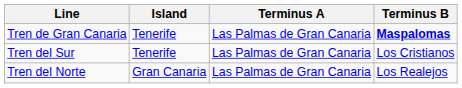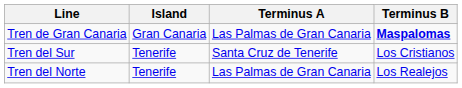(154, 33) Tenerife -> (169, 33) Gran Canaria
(291, 53) Las Palmas de Gran Canaria -> (275, 53) Santa Cruz de Tenerife
(169, 72) Gran Canaria -> (154, 72) Tenerife
